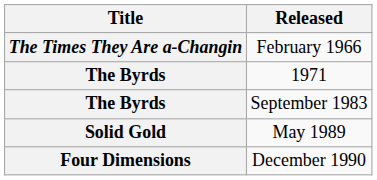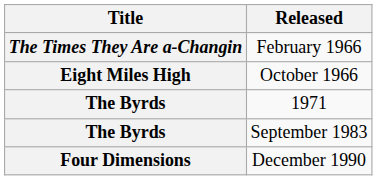+ row: (309, 75)
- row: (309, 132)
